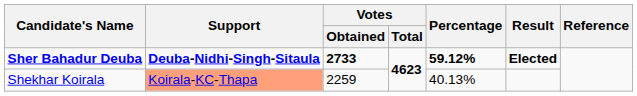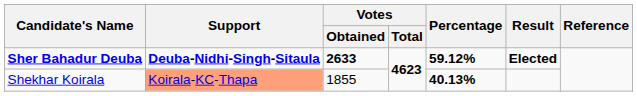(341, 58) 2733 -> (341, 58) 2633
(341, 79) 2259 -> (341, 79) 1855
(452, 79) normal -> (452, 79) bold
